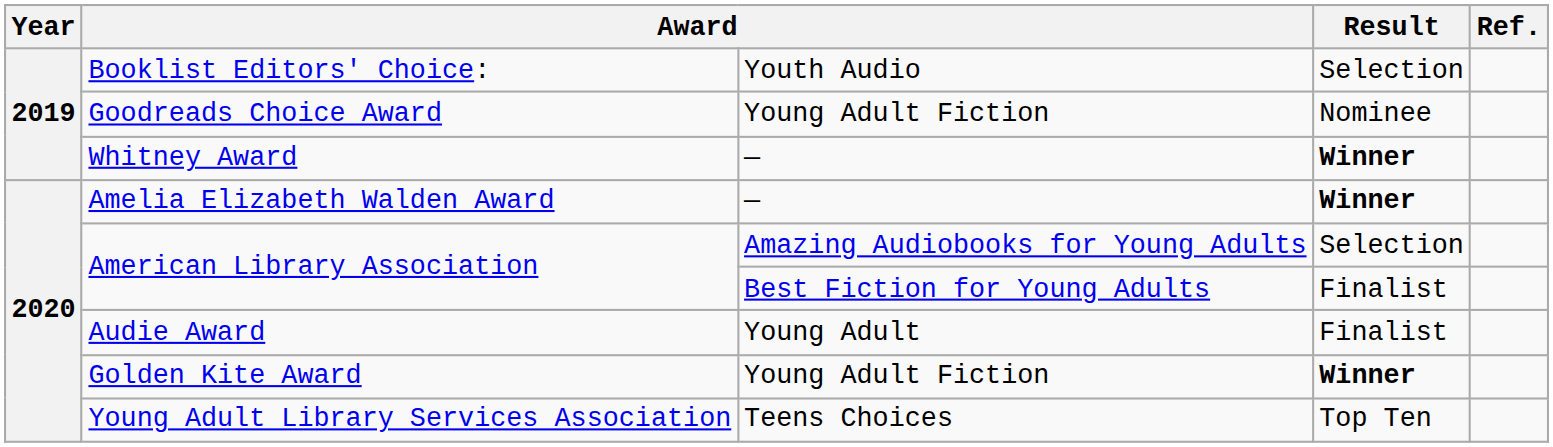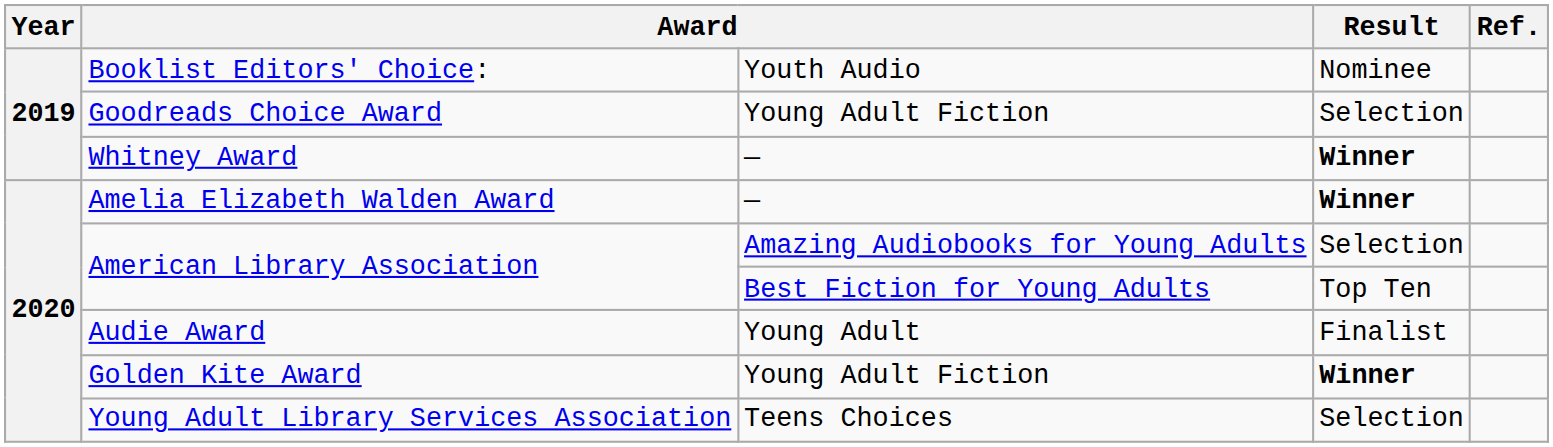(1392, 70) Selection -> (1376, 70) Nominee
(1376, 114) Nominee -> (1392, 114) Selection
(1384, 289) Finalist -> (1376, 289) Top Ten
(1376, 420) Top Ten -> (1392, 420) Selection
